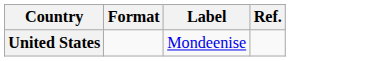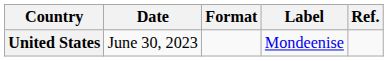+ column: (153, 17)
